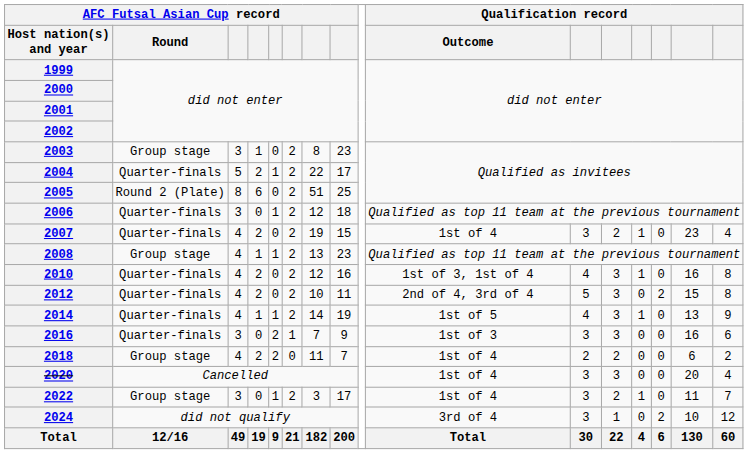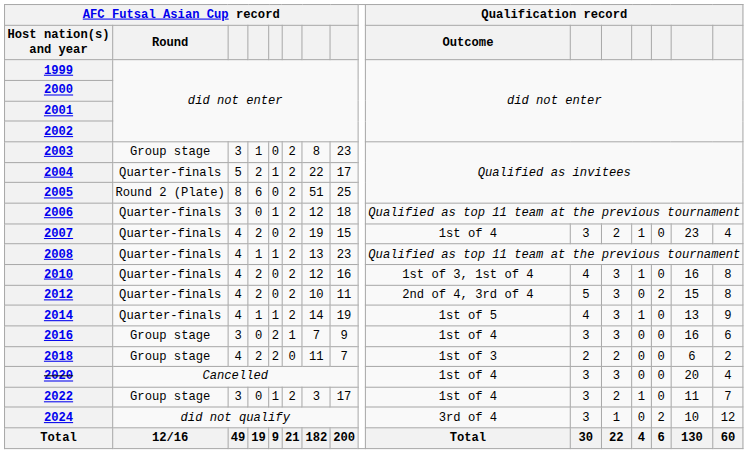(170, 254) Group stage -> (170, 254) Quarter-finals
(170, 336) Quarter-finals -> (170, 336) Group stage
(468, 336) 1st of 3 -> (468, 336) 1st of 4
(468, 356) 1st of 4 -> (468, 356) 1st of 3
